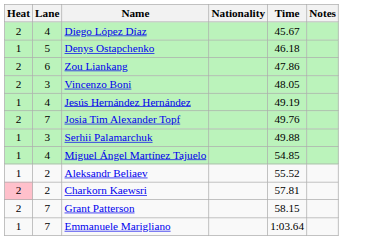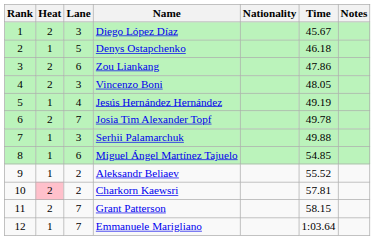+ column: (20, 13)
(47, 31) 4 -> (79, 31) 3
(287, 119) 49.76 -> (318, 119) 49.78
(47, 155) 4 -> (79, 155) 6
